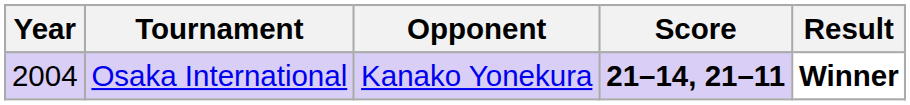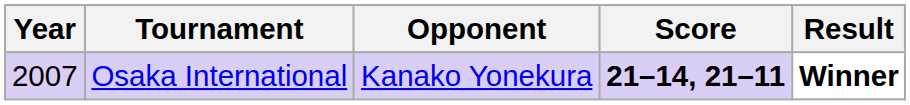(45, 75) 2004 -> (45, 75) 2007
